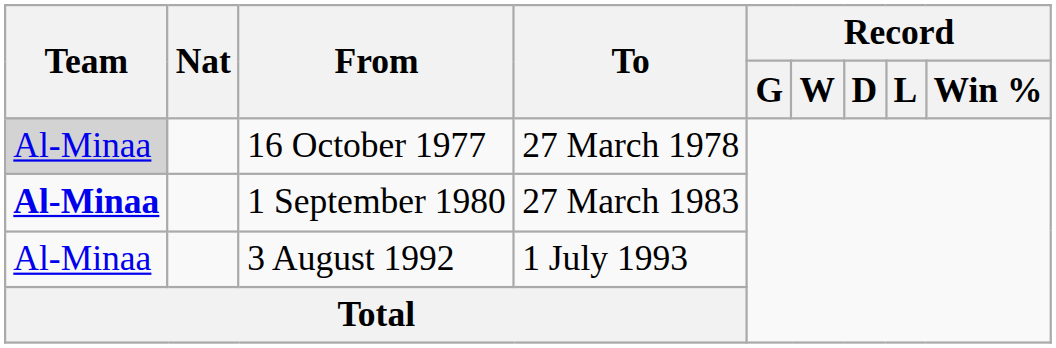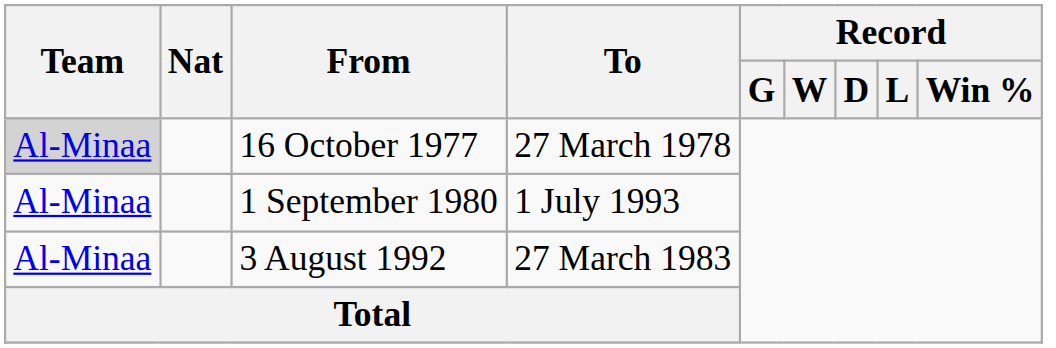(86, 201) bold -> (82, 201) normal
(631, 201) 27 March 1983 -> (597, 201) 1 July 1993
(605, 257) 1 July 1993 -> (623, 257) 27 March 1983
